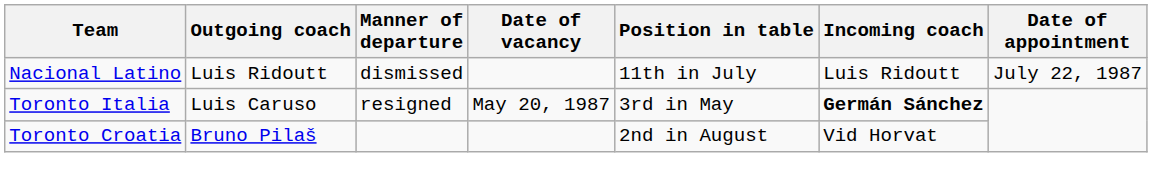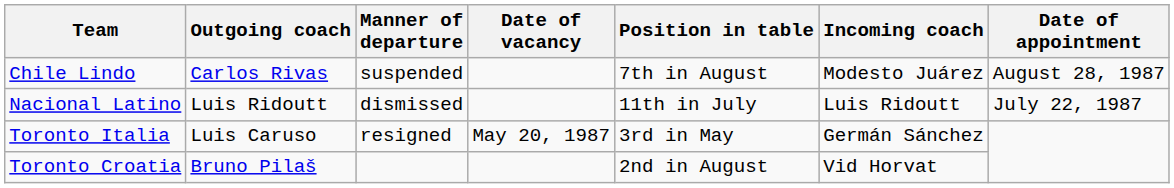+ row: (72, 74)
(903, 105) bold -> (903, 136) normal
